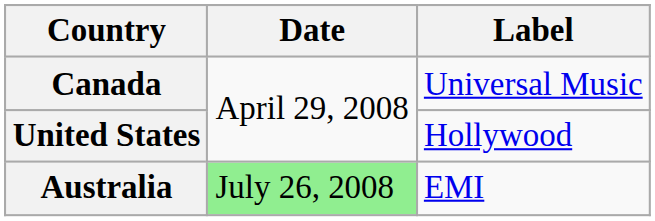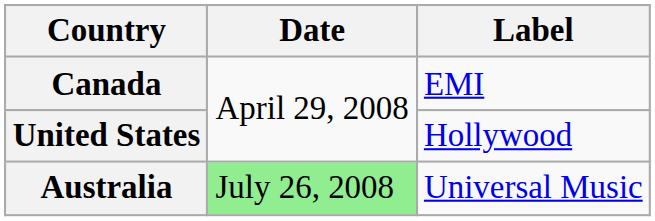(533, 82) Universal Music -> (454, 82) EMI
(454, 187) EMI -> (533, 187) Universal Music
